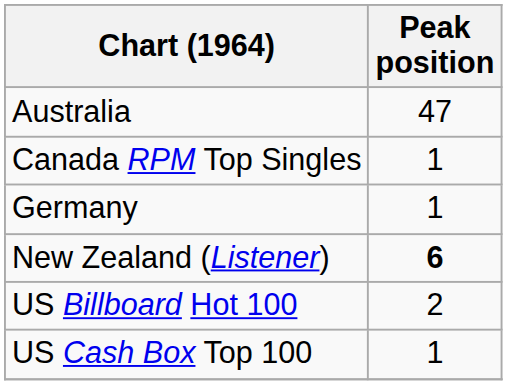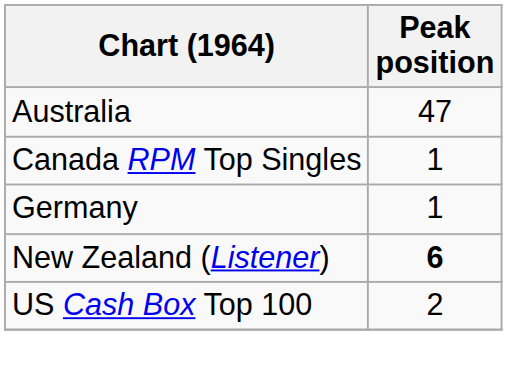- row: (155, 305)
(435, 353) 1 -> (435, 305) 2
